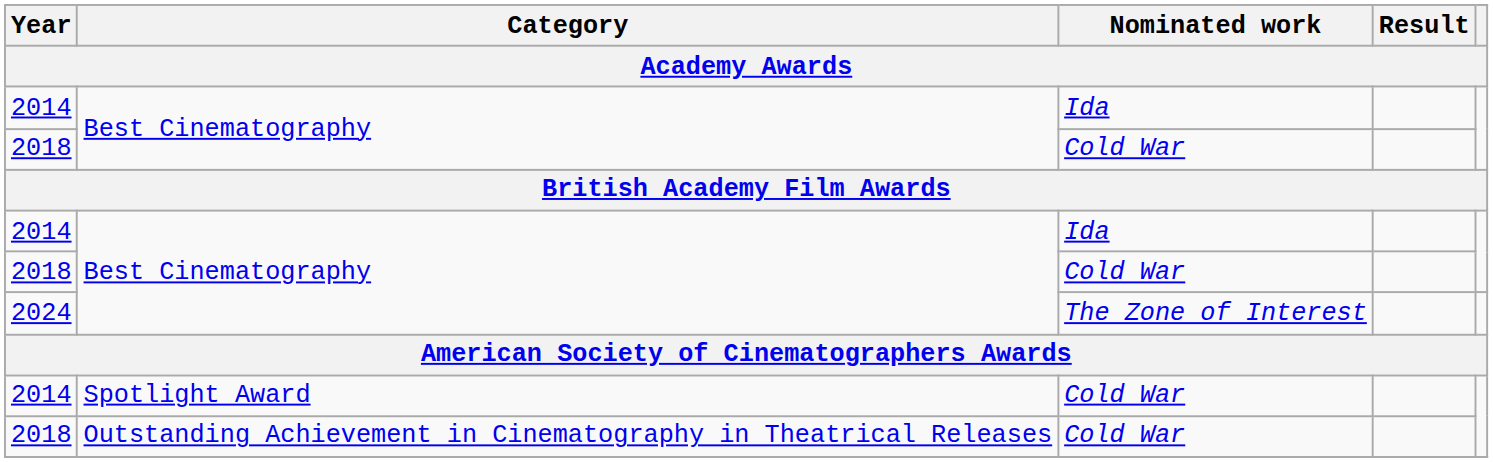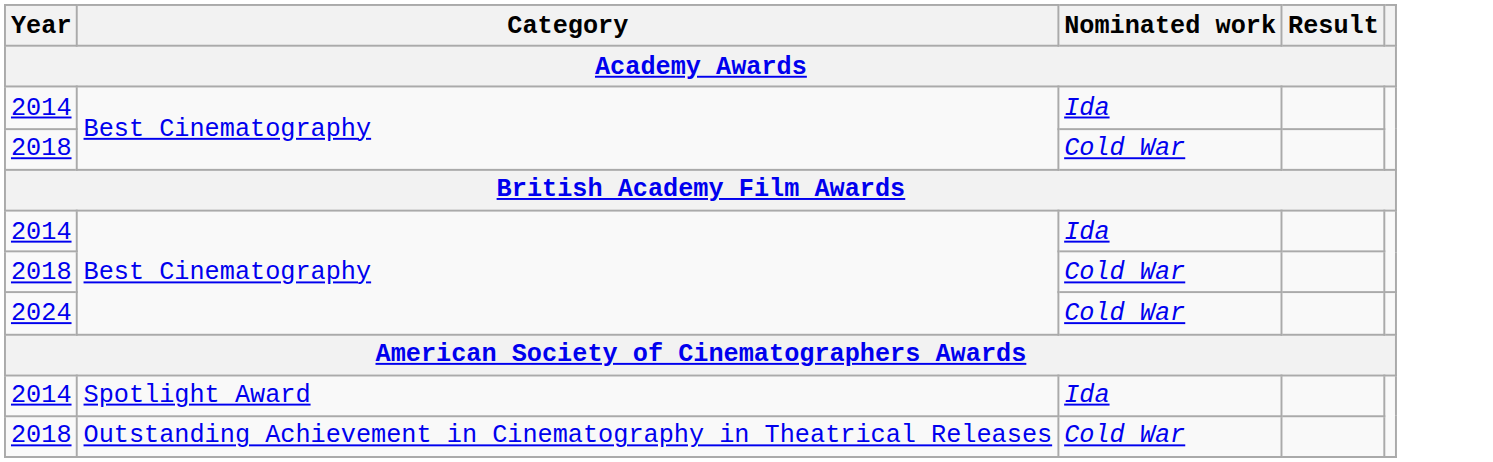(1215, 313) The Zone of Interest -> (1125, 313) Cold War
(1125, 395) Cold War -> (1087, 395) Ida
